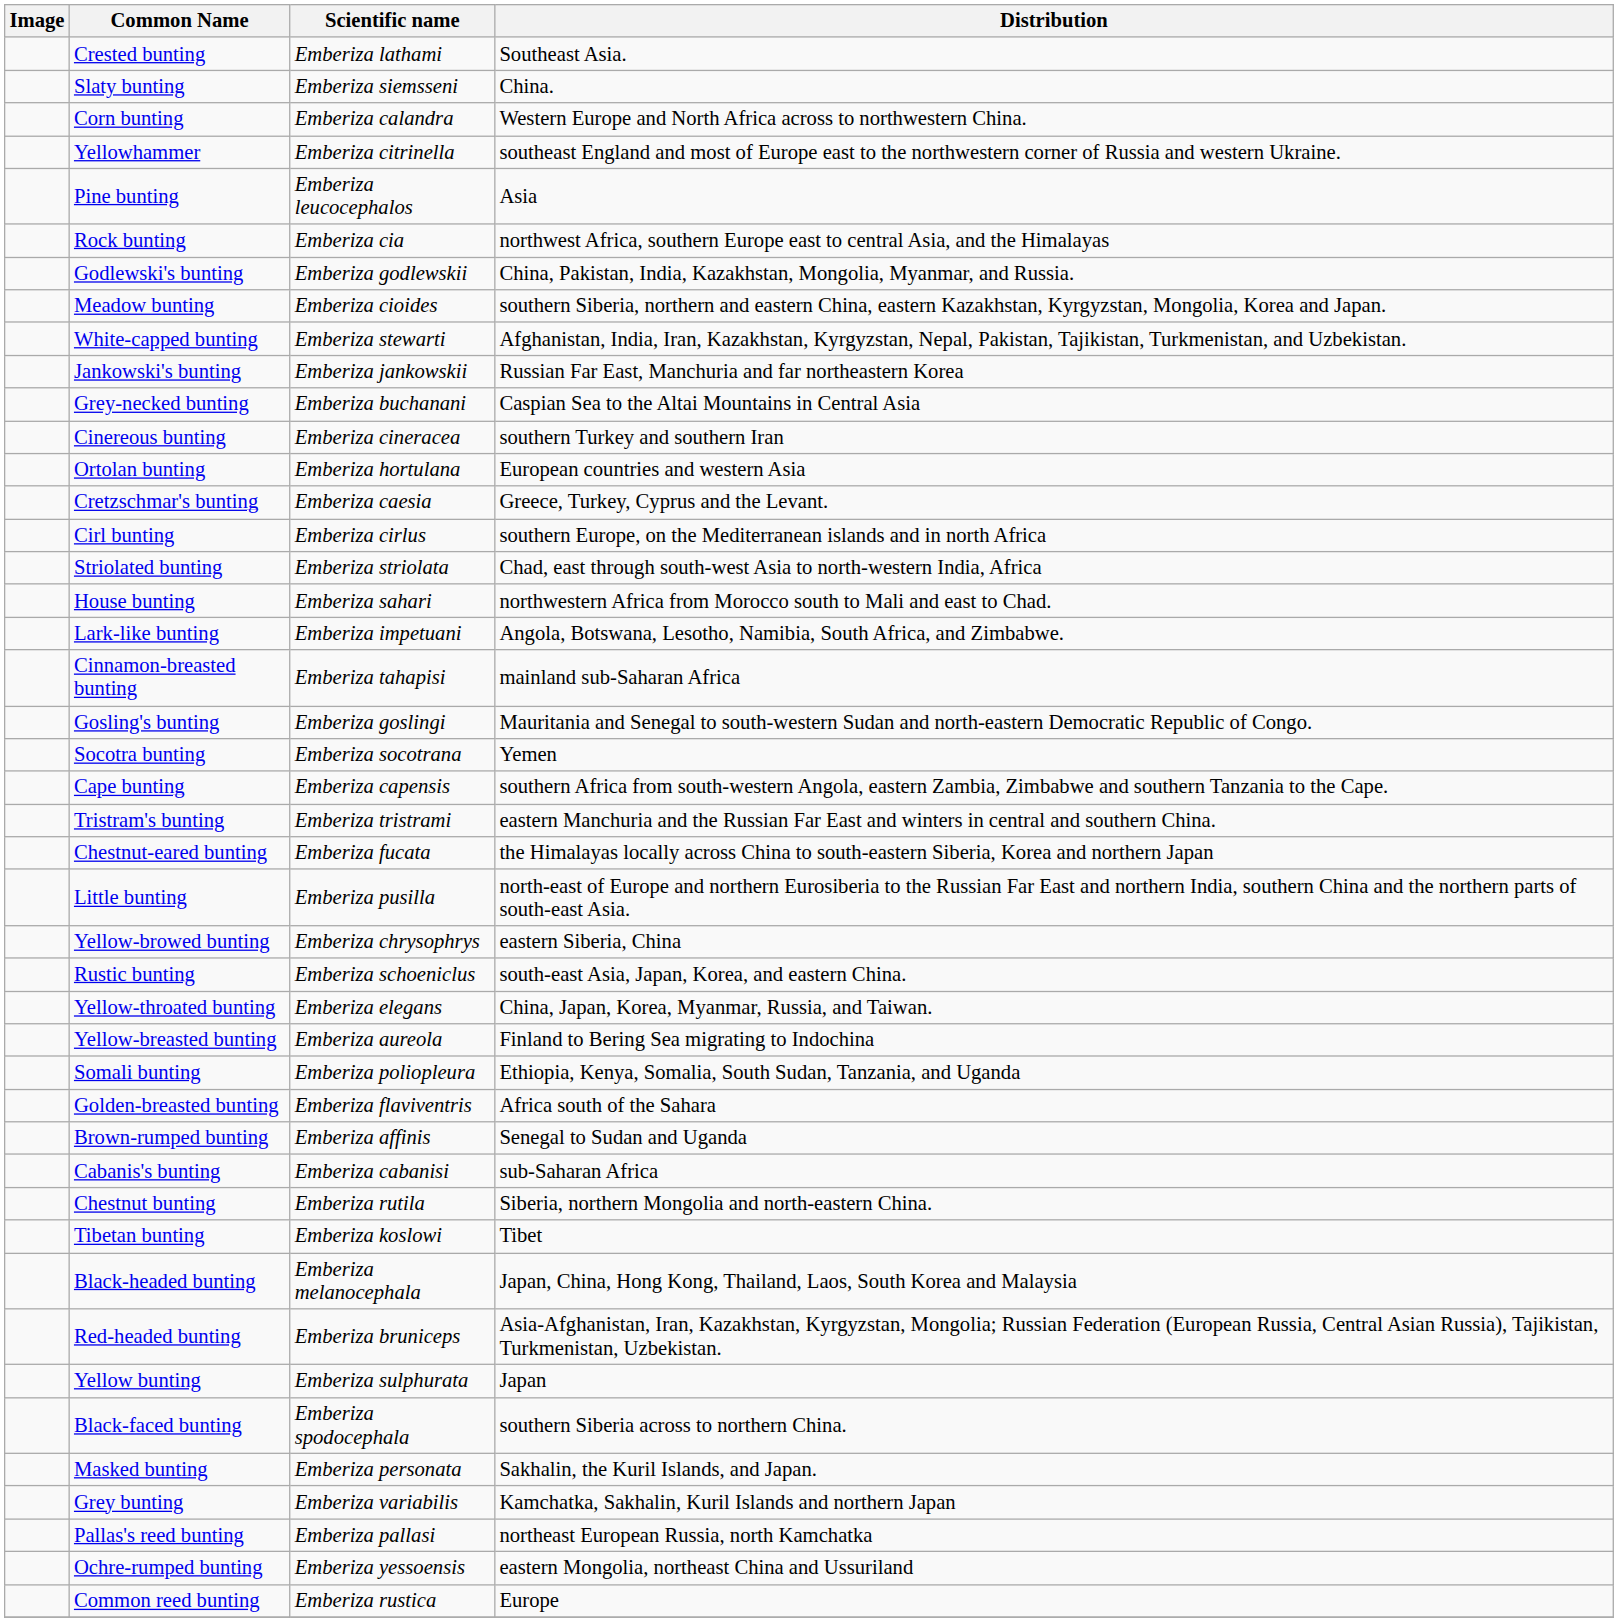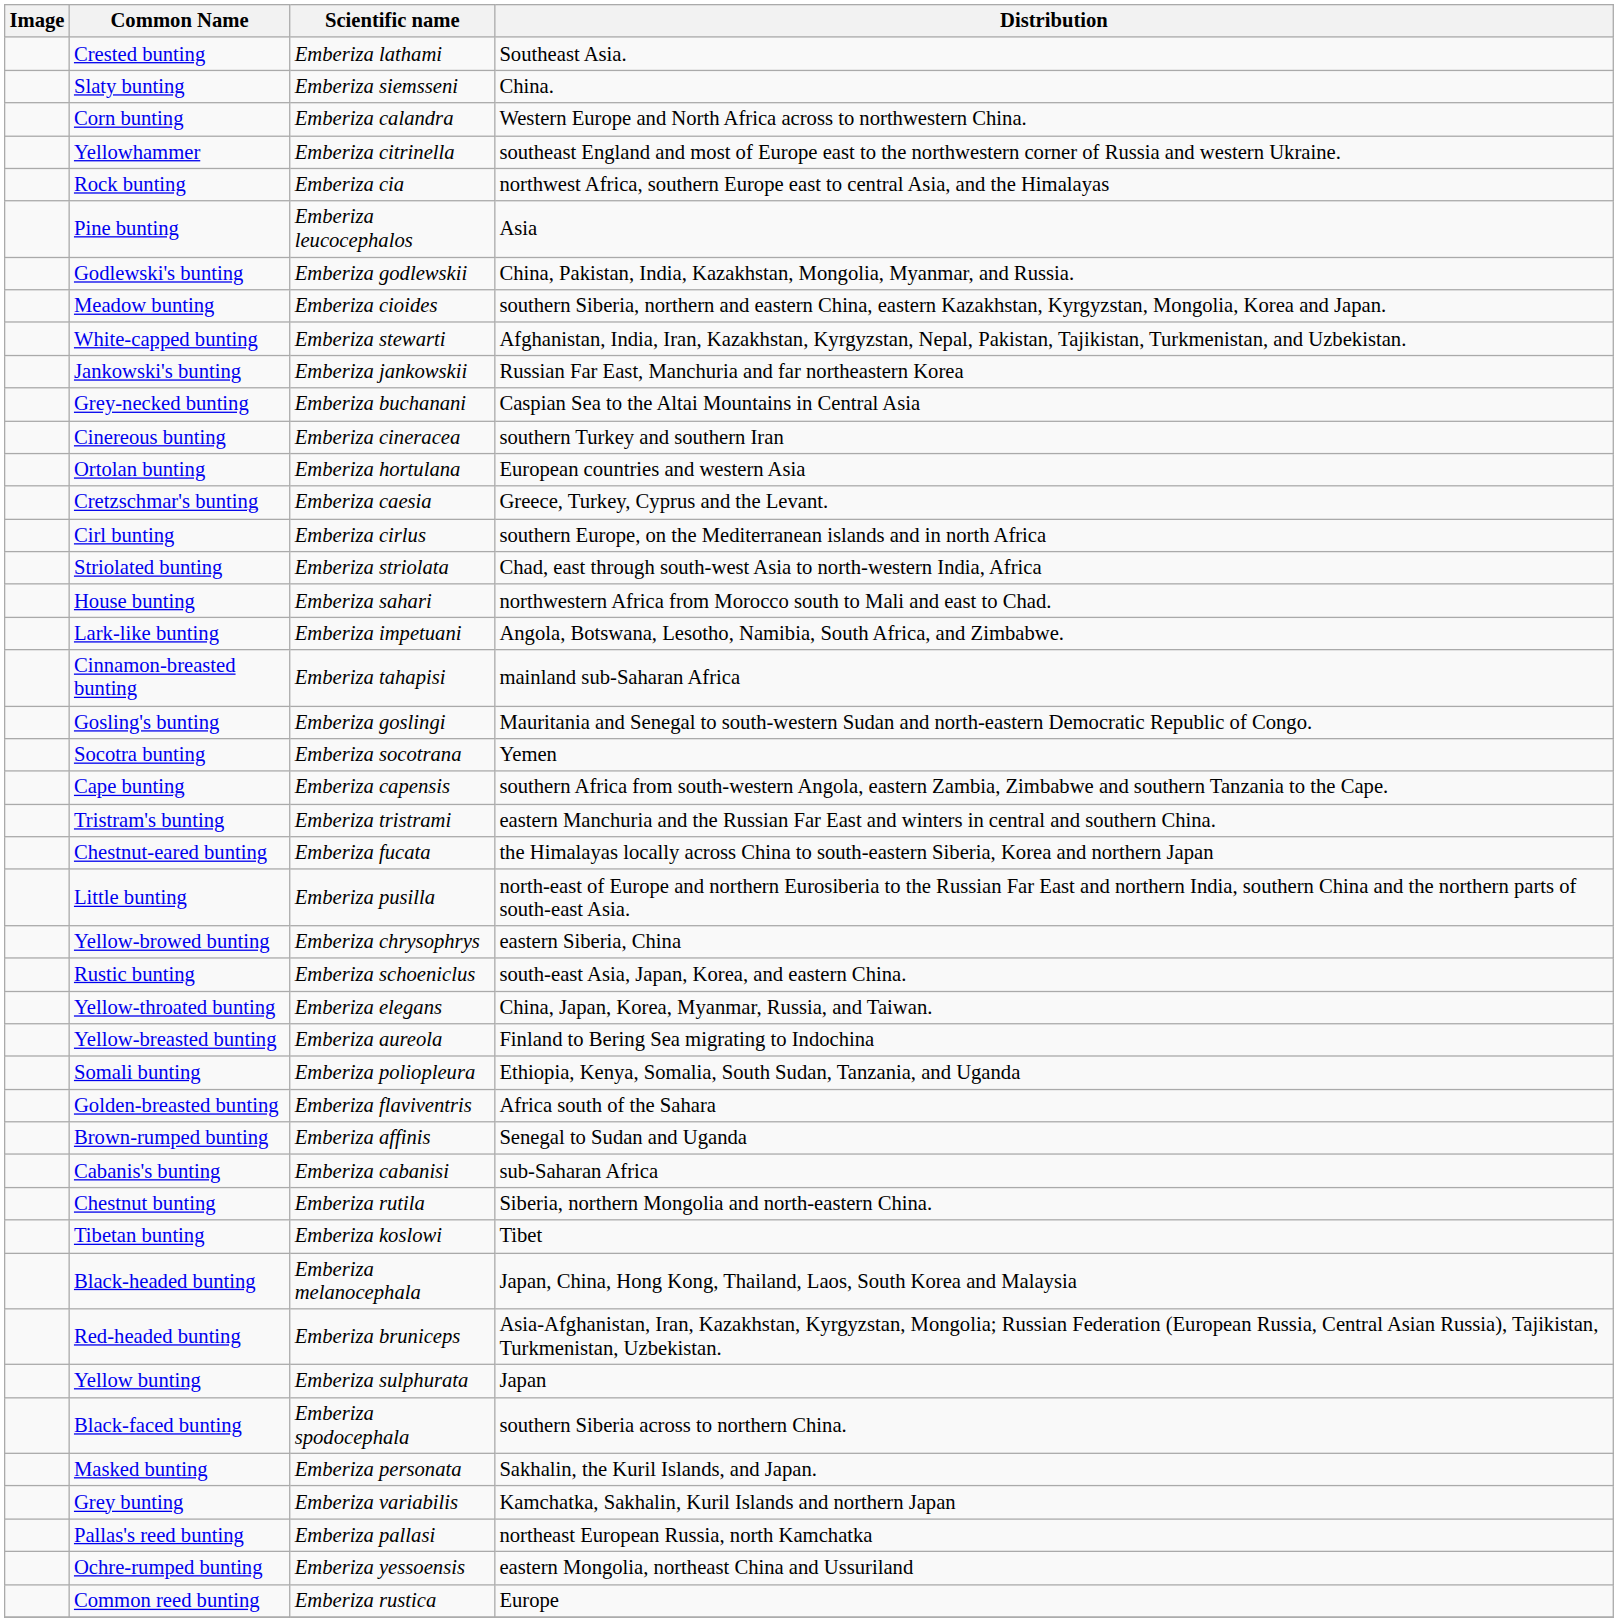rows swapped: (126, 196) <-> (130, 240)
